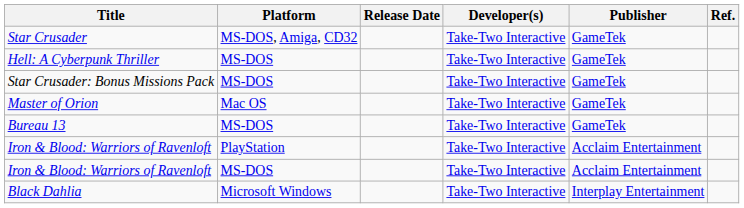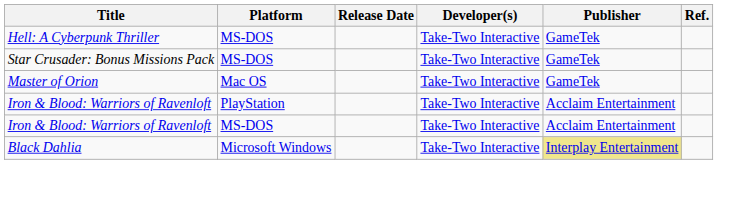- row: (47, 37)
- row: (37, 125)
(638, 192) no background -> (612, 147) khaki background
